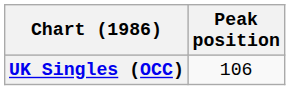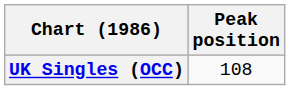(236, 70) 106 -> (236, 70) 108
